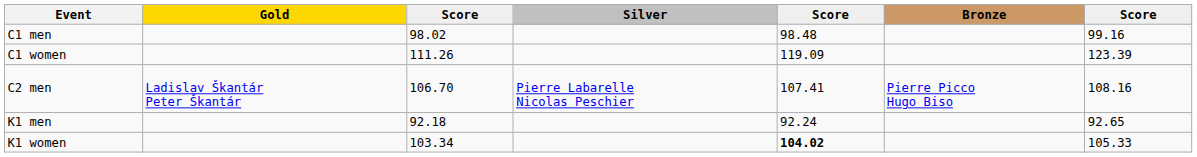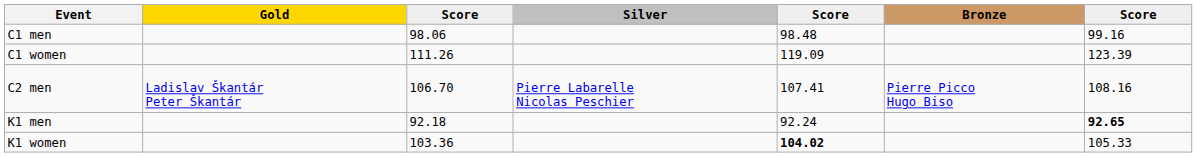(428, 34) 98.02 -> (428, 34) 98.06
(1106, 122) normal -> (1106, 122) bold
(432, 142) 103.34 -> (432, 142) 103.36
